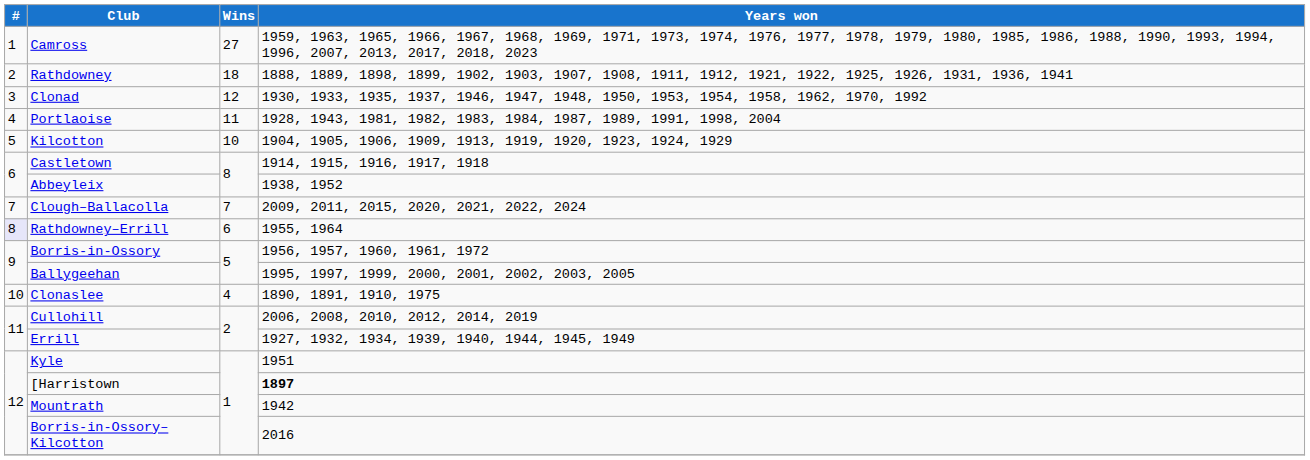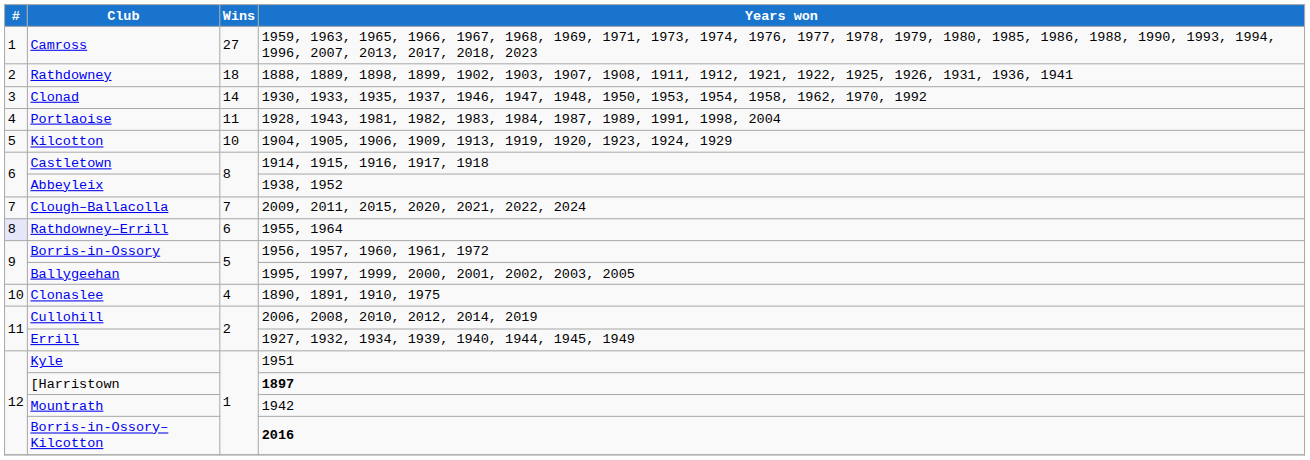(231, 97) 12 -> (231, 97) 14
(278, 436) normal -> (278, 436) bold
